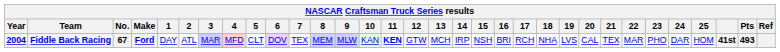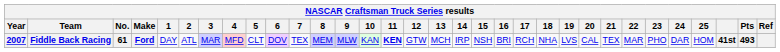(16, 40) 2004 -> (16, 40) 2007
(122, 40) 67 -> (122, 40) 61
